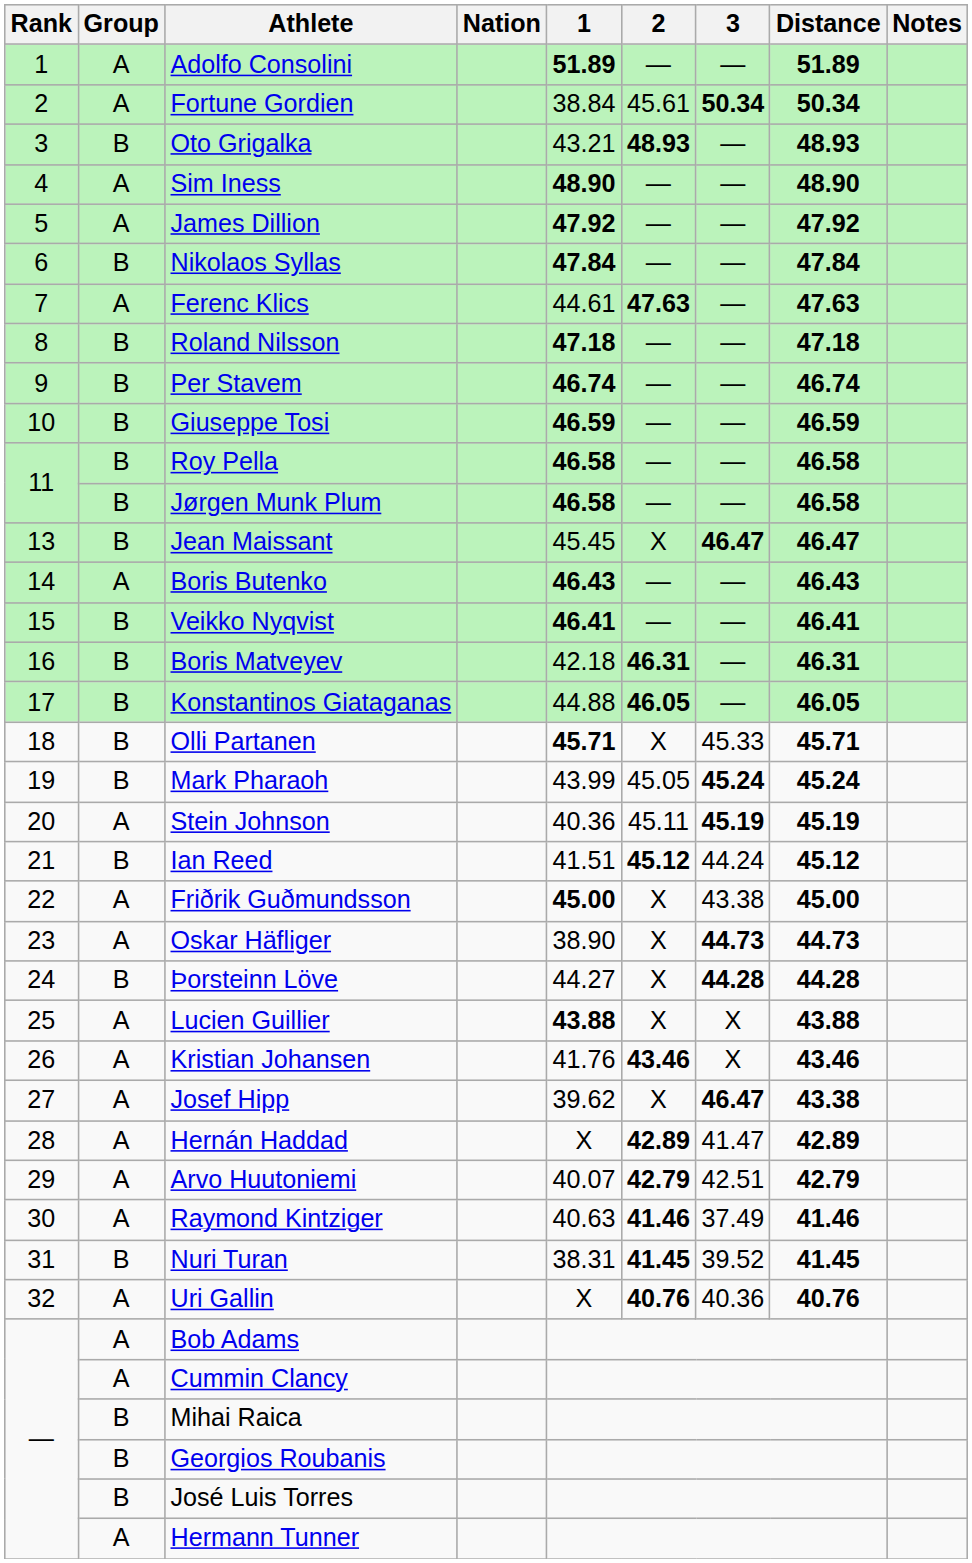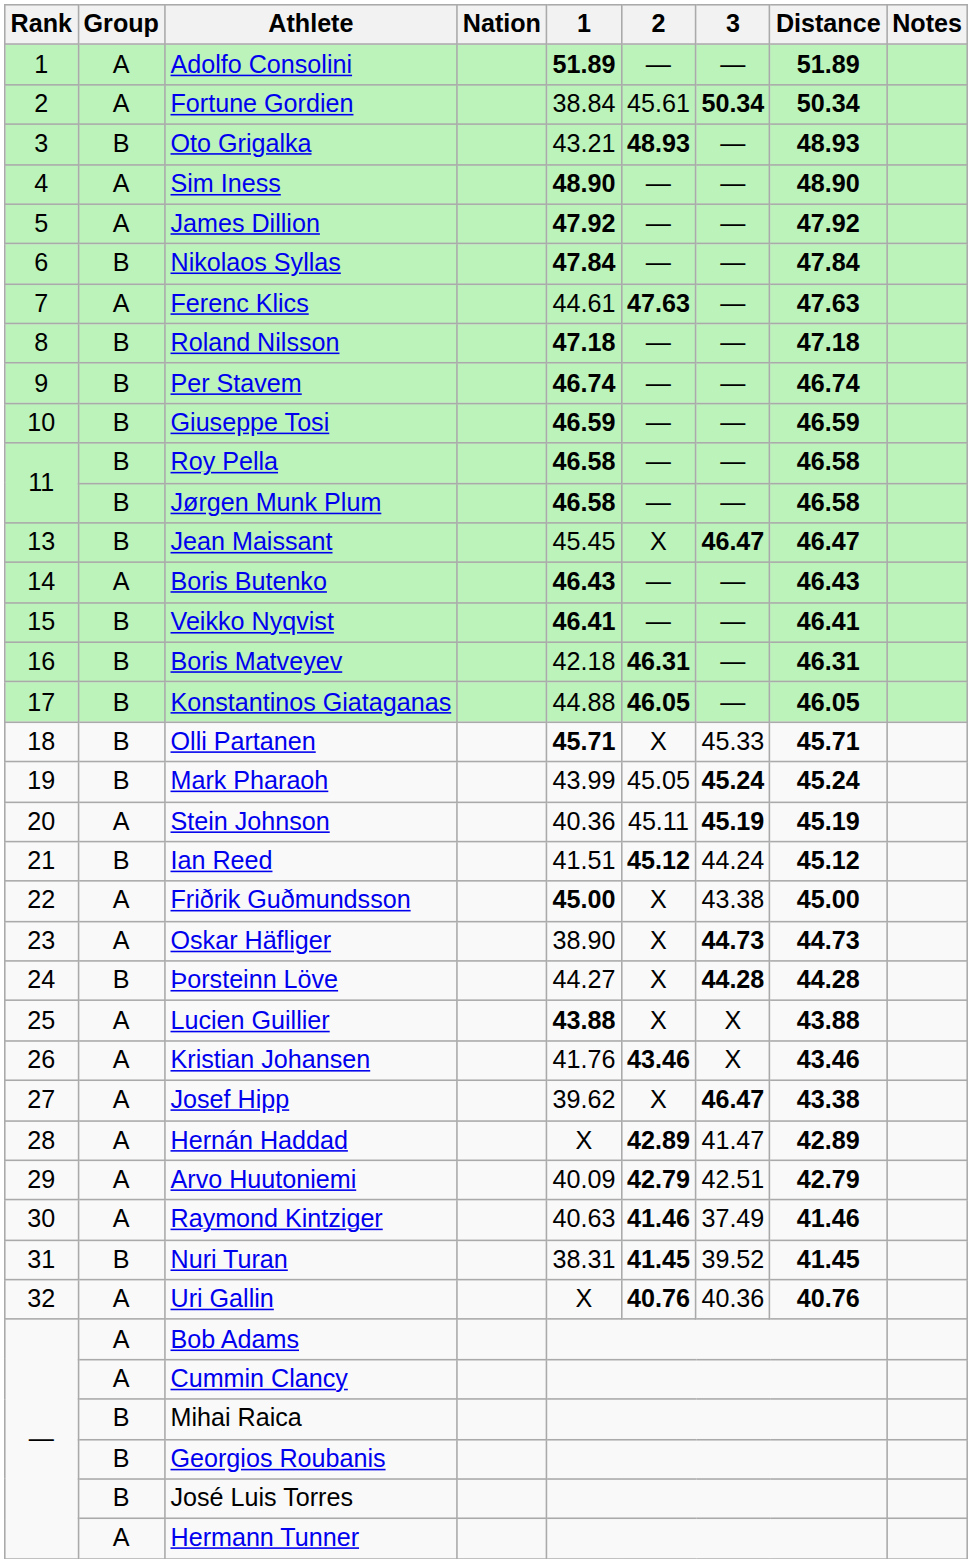(584, 1179) 40.07 -> (584, 1179) 40.09
